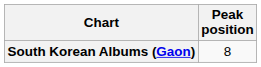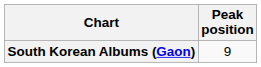(228, 51) 8 -> (228, 51) 9
